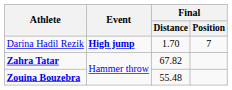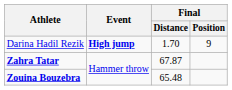(209, 44) 7 -> (209, 44) 9
(171, 61) 67.82 -> (171, 61) 67.87
(171, 77) 55.48 -> (171, 77) 65.48
